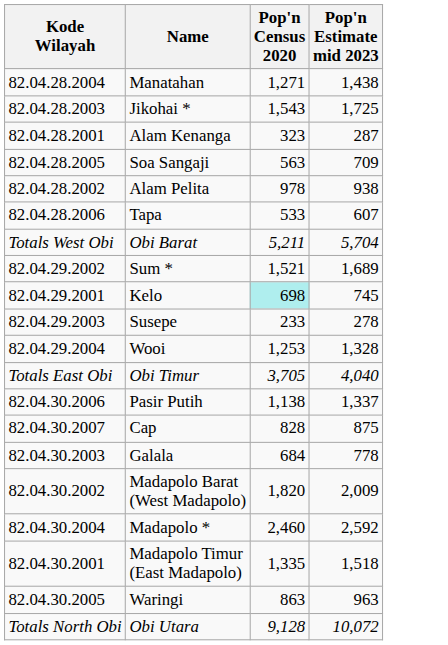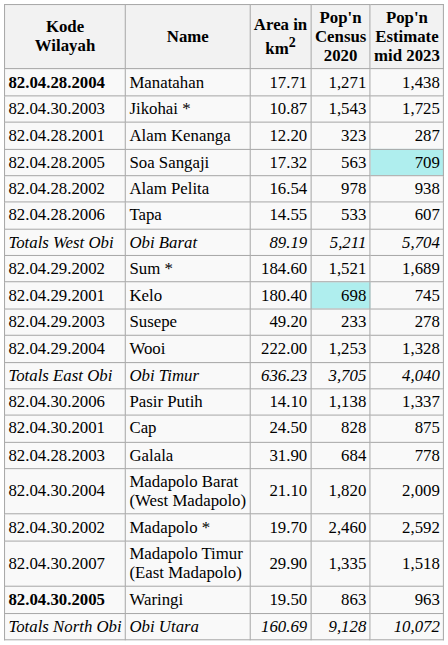+ column: (281, 36)
(57, 82) normal -> (57, 82) bold
(57, 108) 82.04.28.2003 -> (57, 108) 82.04.30.2003
(366, 162) no background -> (427, 162) paleturquoise background
(57, 428) 82.04.30.2007 -> (57, 428) 82.04.30.2001
(57, 455) 82.04.30.2003 -> (57, 455) 82.04.28.2003
(57, 491) 82.04.30.2002 -> (57, 491) 82.04.30.2004
(57, 527) 82.04.30.2004 -> (57, 527) 82.04.30.2002
(57, 563) 82.04.30.2001 -> (57, 563) 82.04.30.2007
(57, 599) normal -> (57, 599) bold
